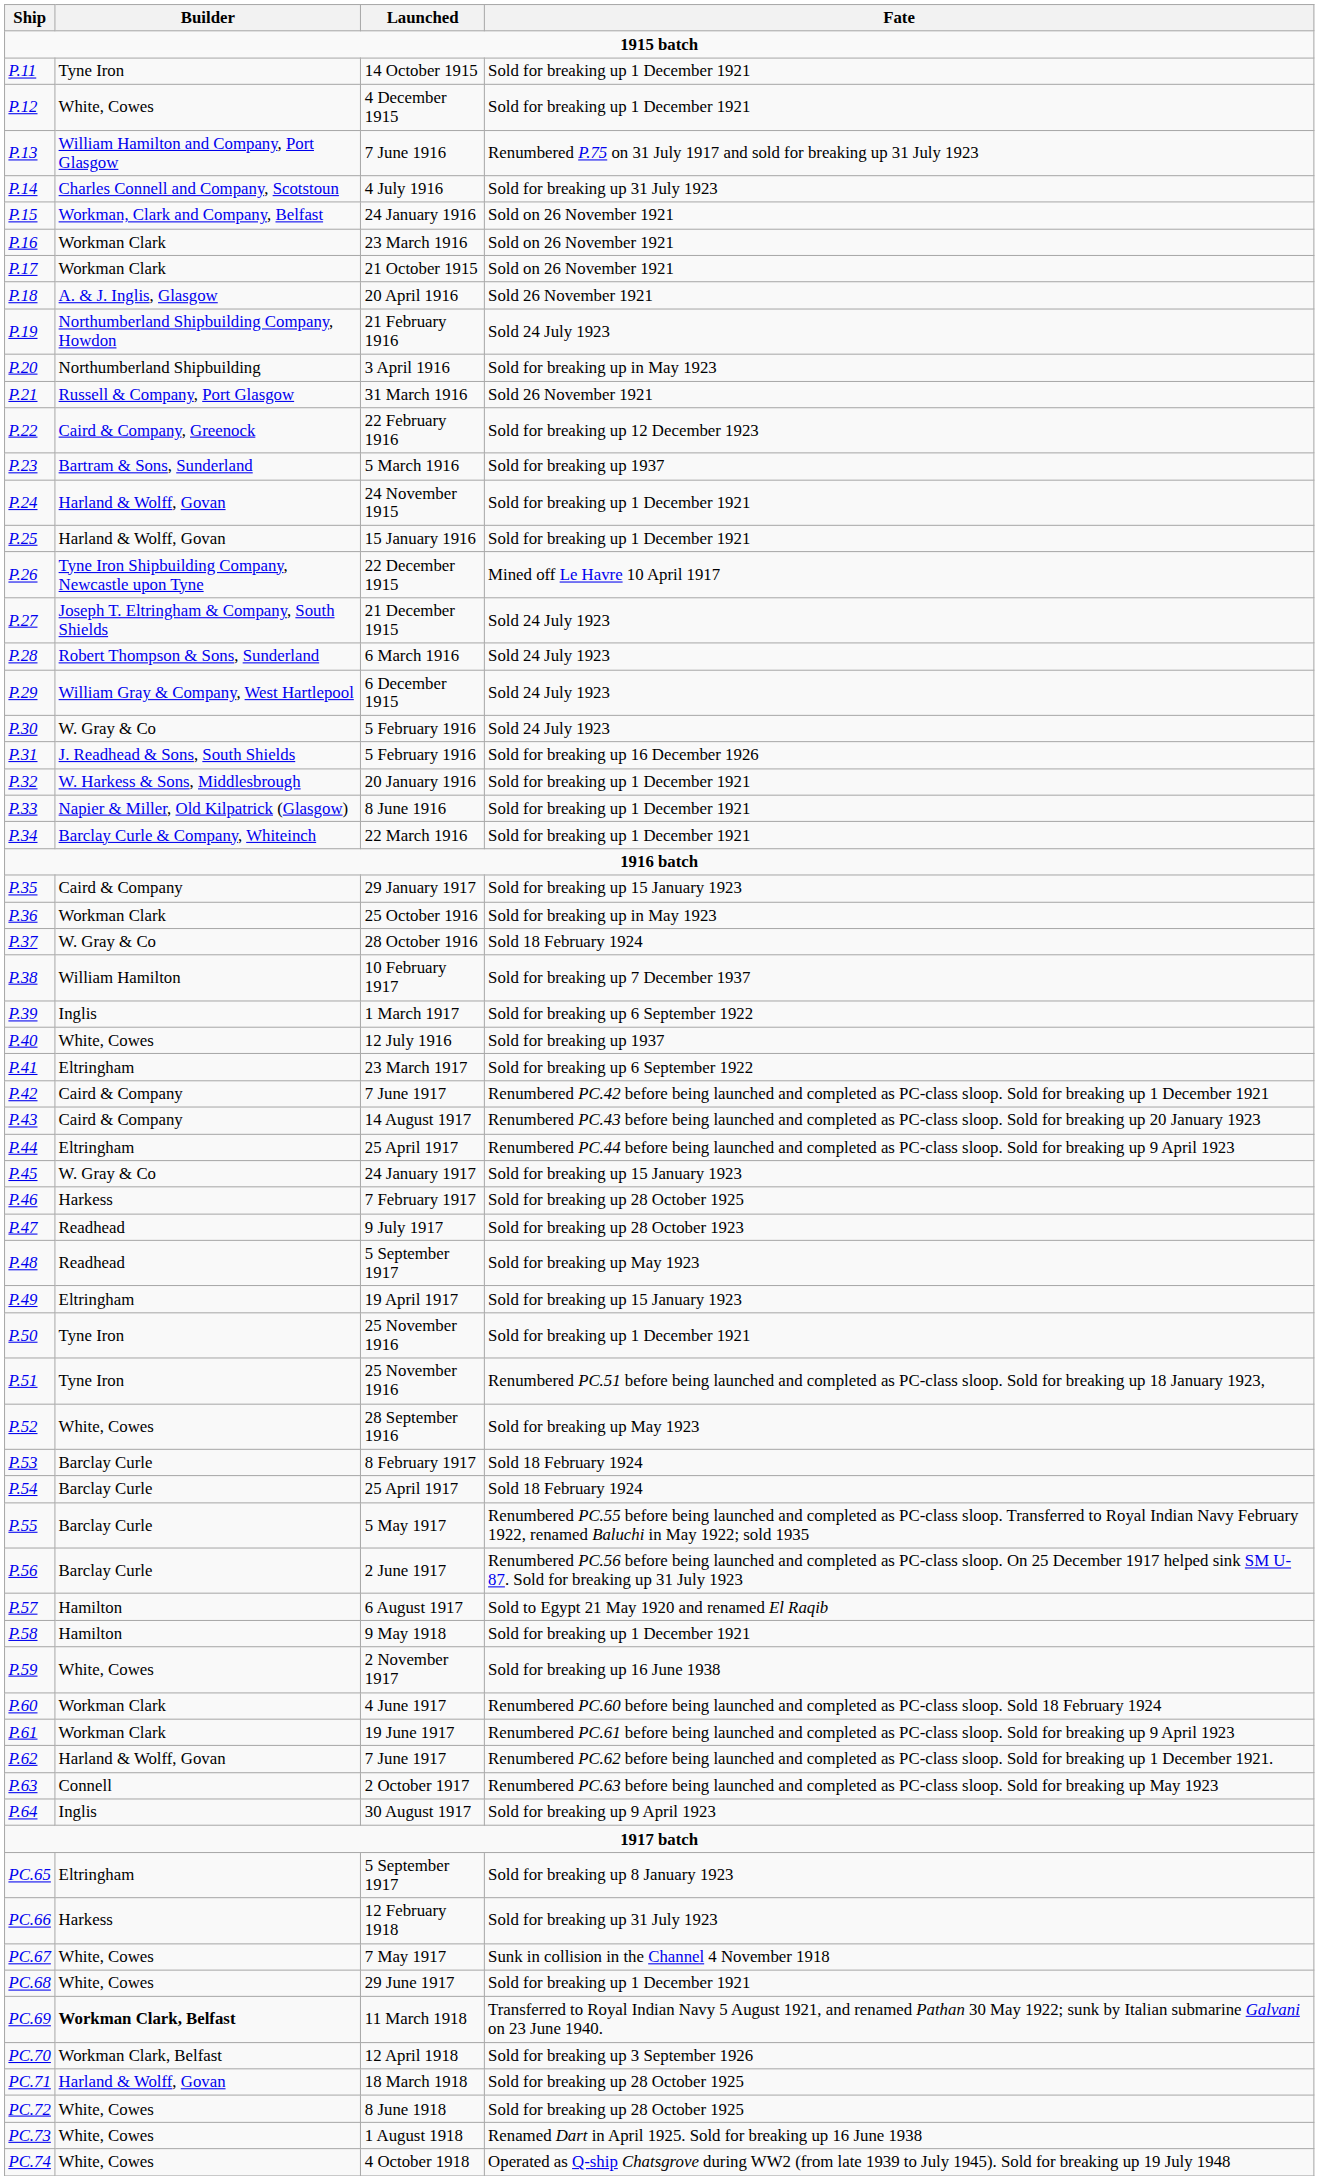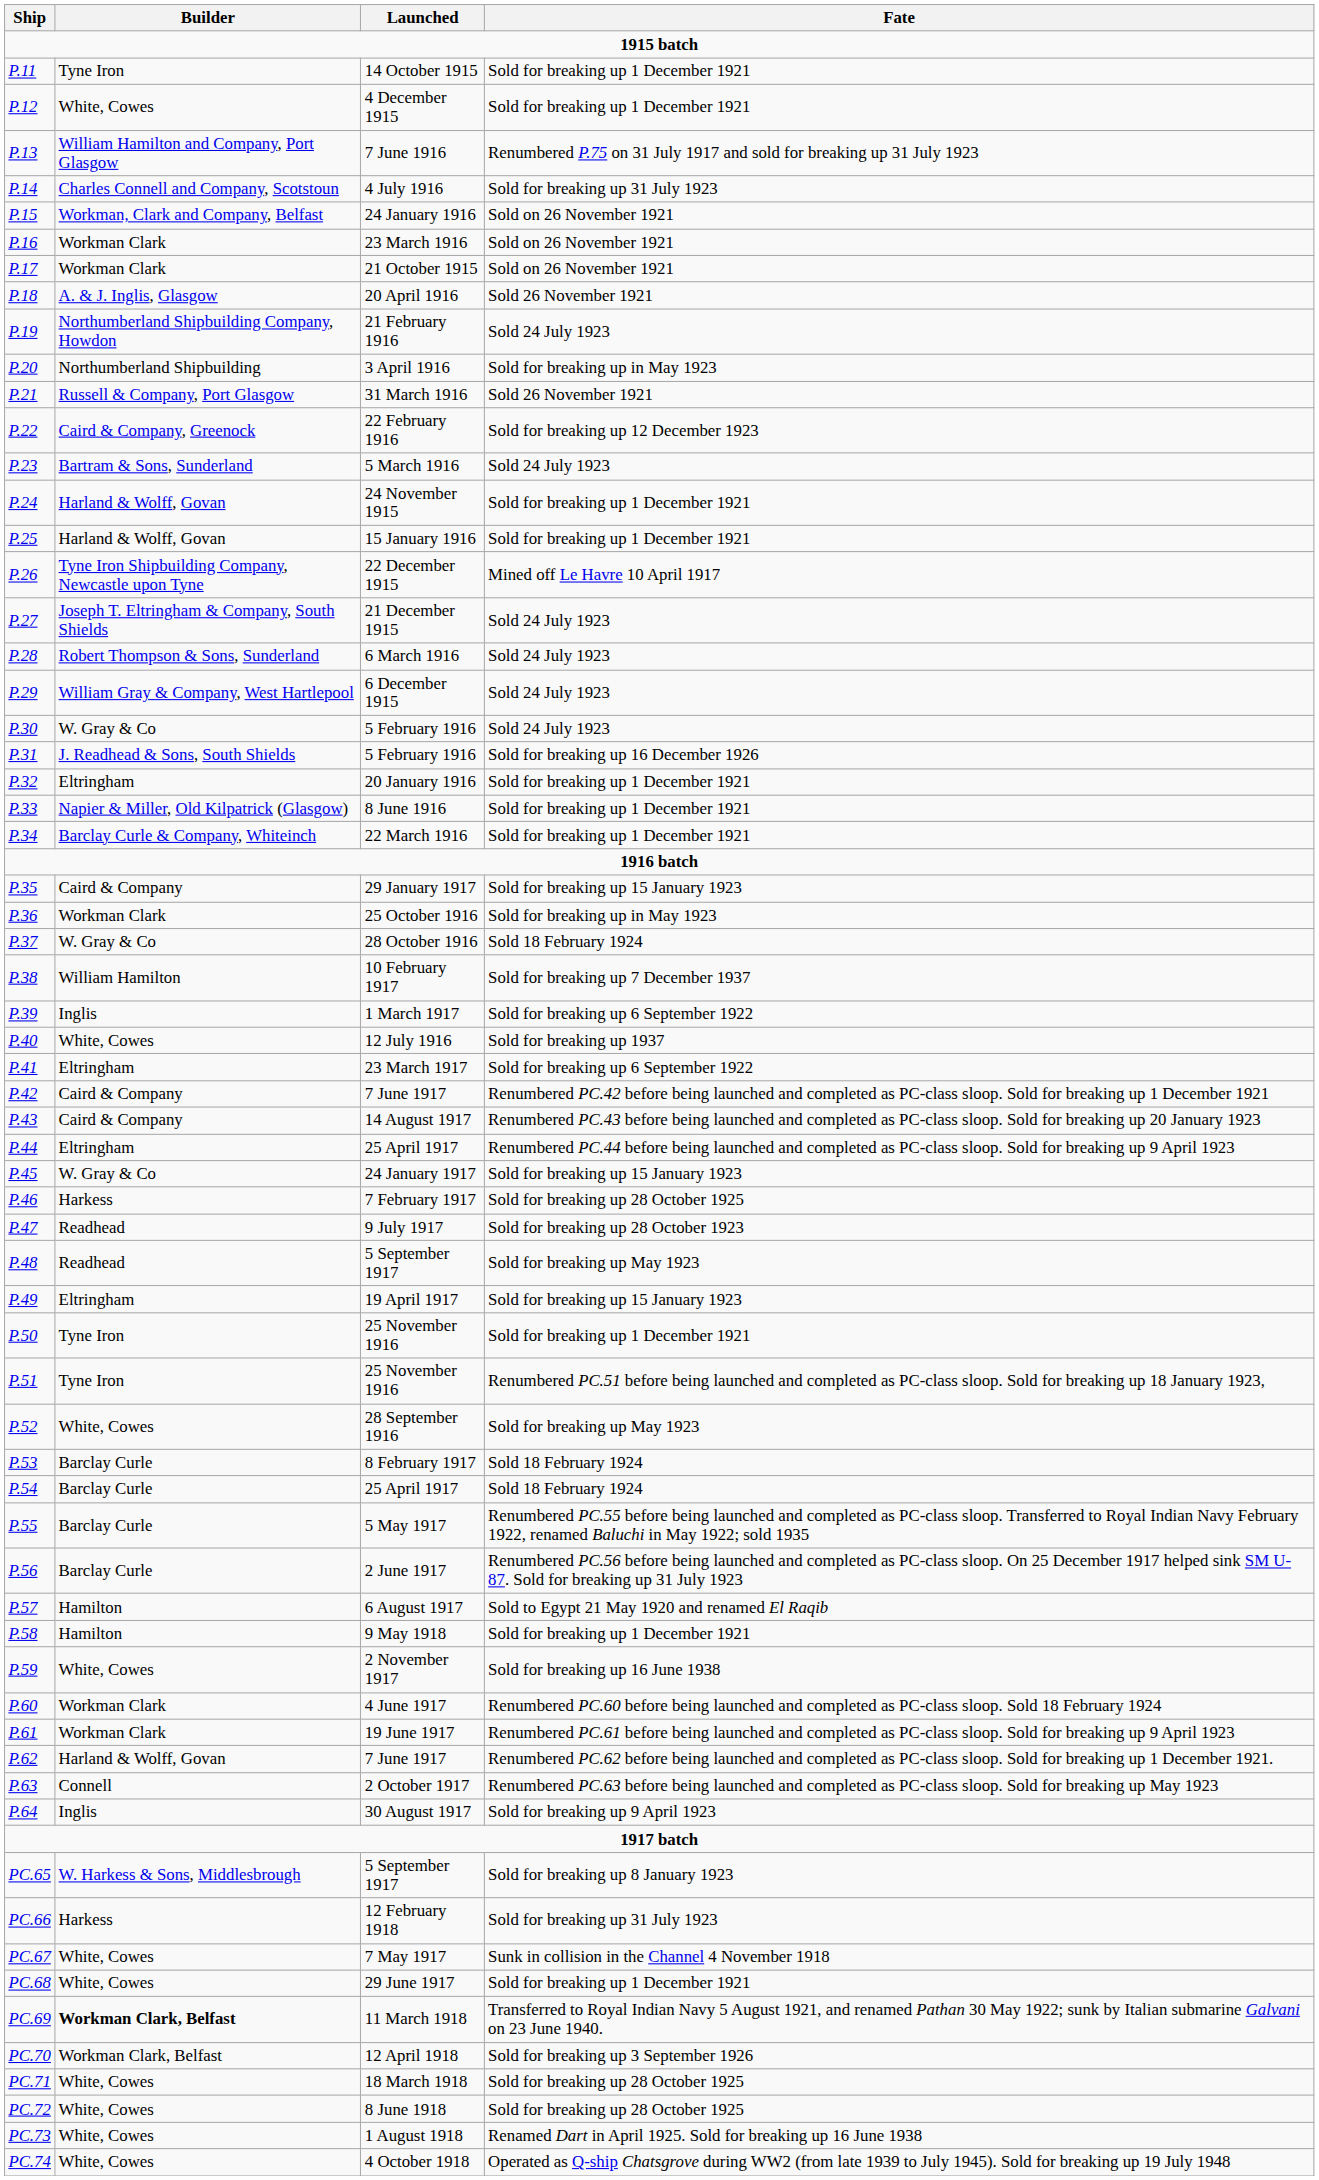(576, 466) Sold for breaking up 1937 -> (549, 466) Sold 24 July 1923
(180, 781) W. Harkess & Sons, Middlesbrough -> (96, 781) Eltringham
(96, 1875) Eltringham -> (180, 1875) W. Harkess & Sons, Middlesbrough
(142, 2082) Harland & Wolff, Govan -> (106, 2082) White, Cowes
